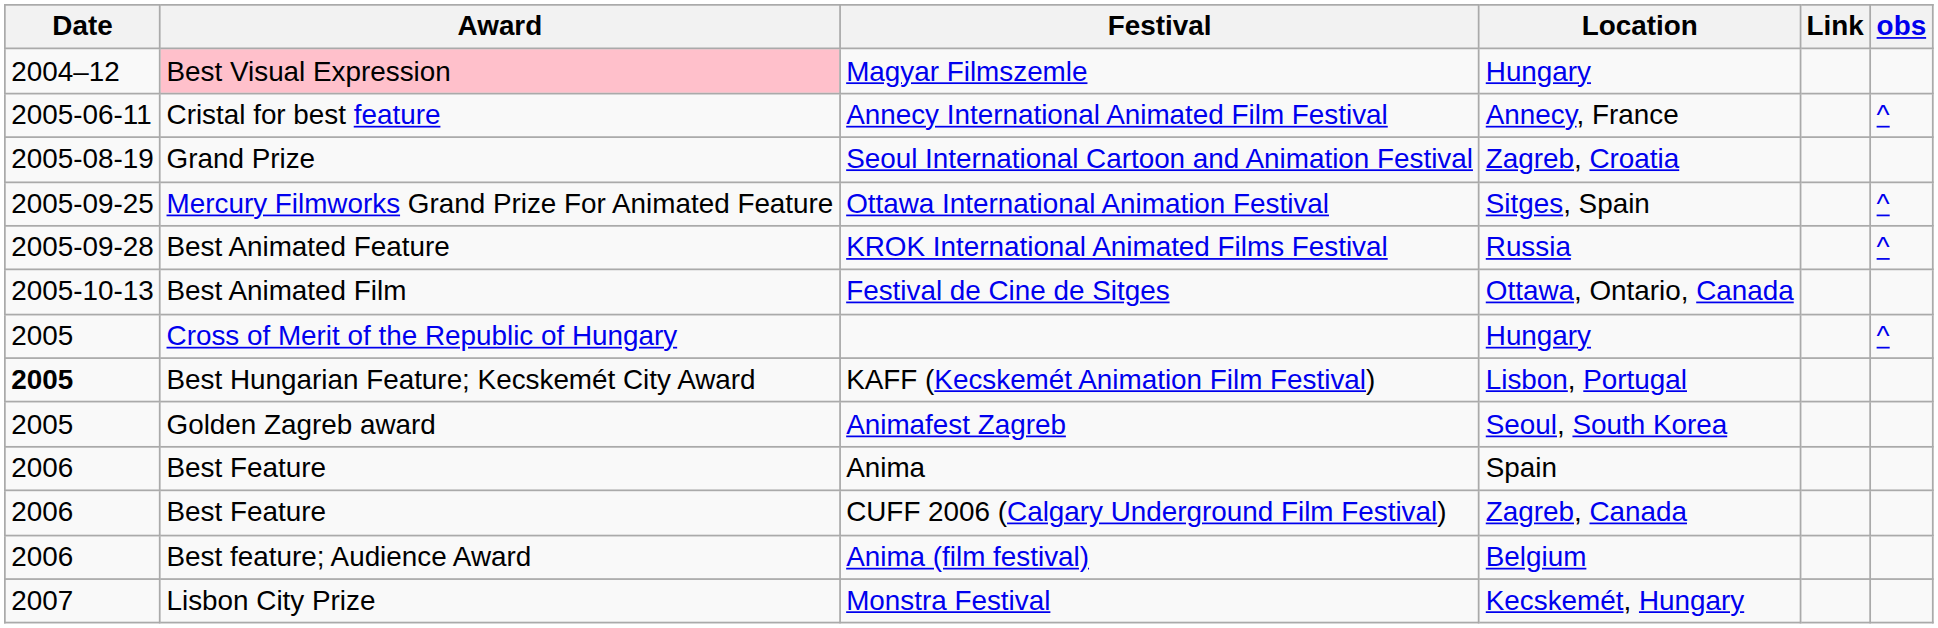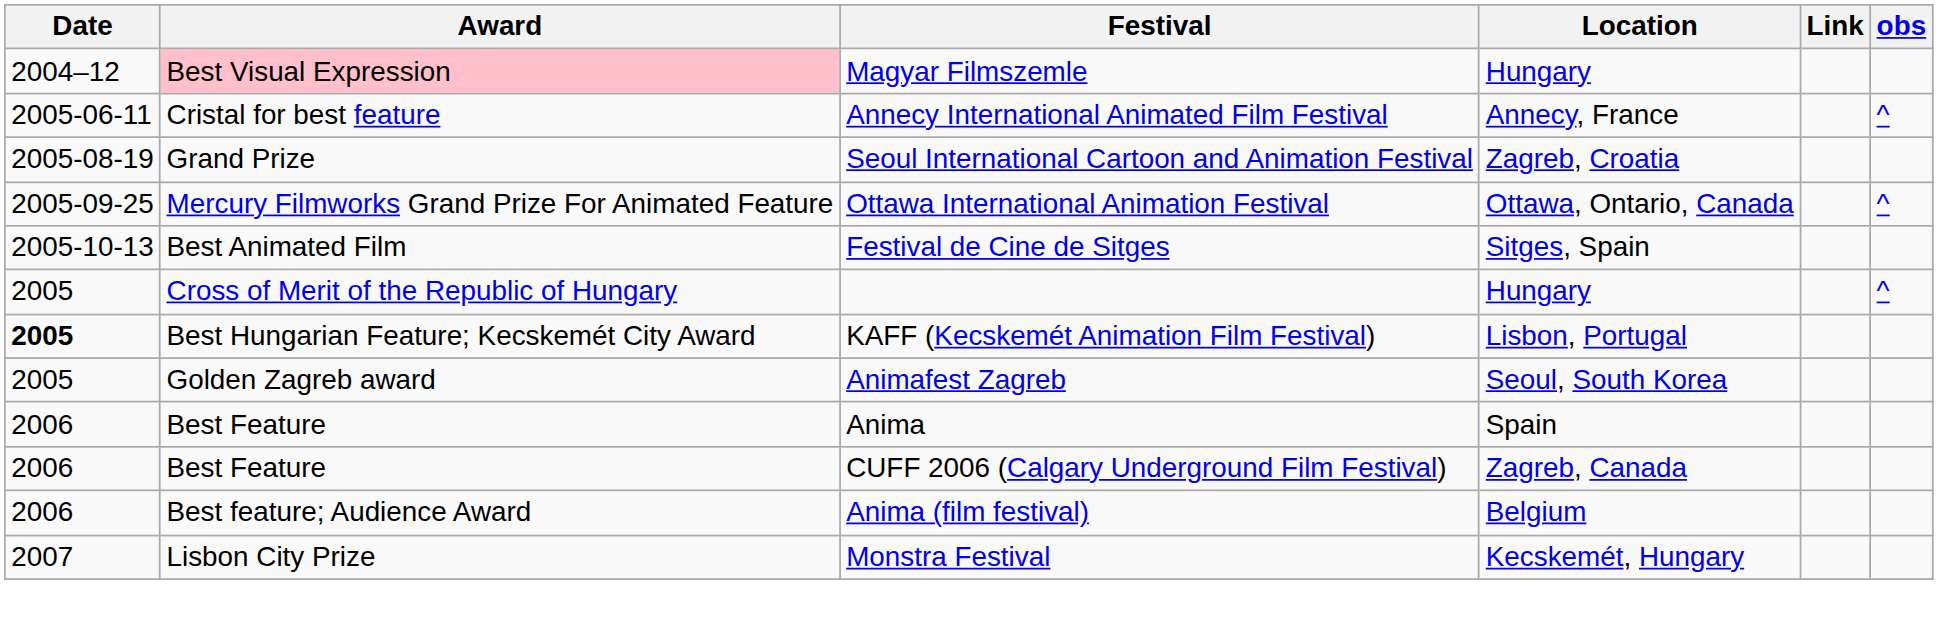(1568, 203) Sitges, Spain -> (1640, 203) Ottawa, Ontario, Canada
- row: (1117, 247)
(1640, 291) Ottawa, Ontario, Canada -> (1568, 247) Sitges, Spain
